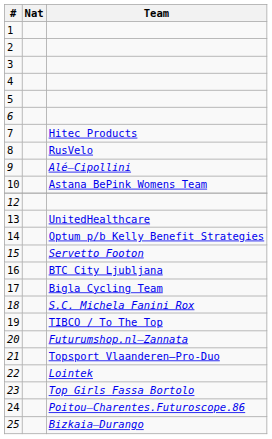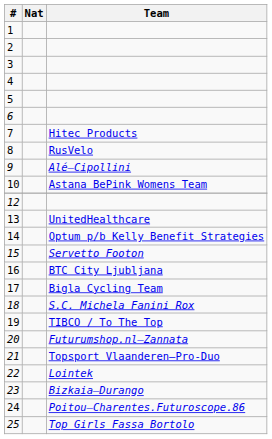(122, 391) Top Girls Fassa Bortolo -> (96, 391) Bizkaia–Durango
(96, 425) Bizkaia–Durango -> (122, 425) Top Girls Fassa Bortolo
